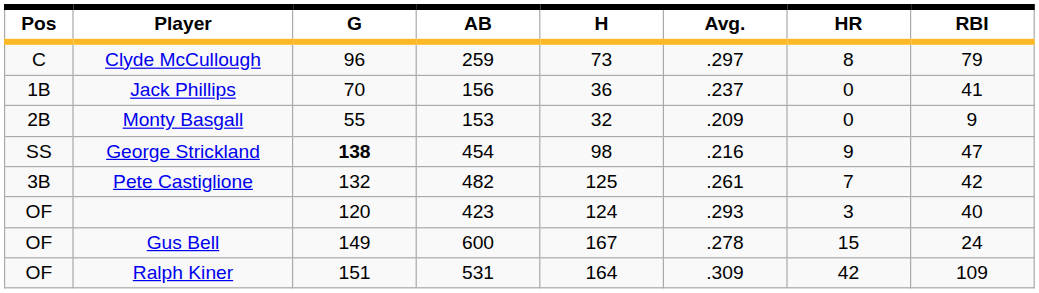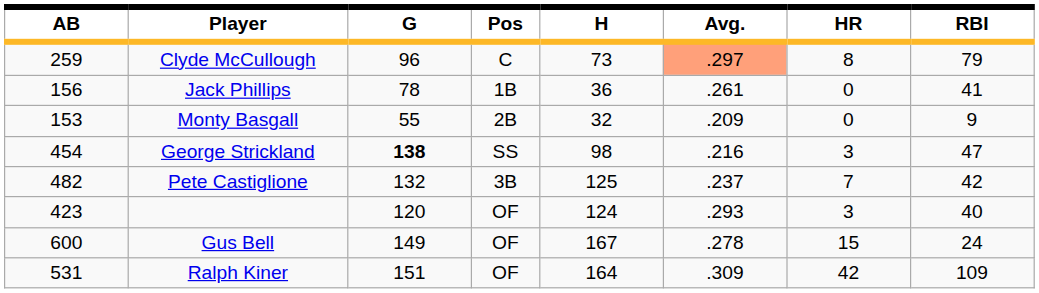columns swapped: (39, 24) <-> (478, 24)
(725, 59) no background -> (725, 59) lightsalmon background
(354, 90) 70 -> (409, 90) 78
(725, 90) .237 -> (725, 90) .261
(848, 151) 9 -> (848, 151) 3
(725, 181) .261 -> (725, 181) .237
